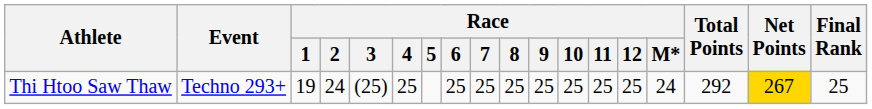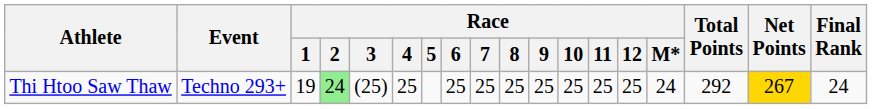(335, 87) no background -> (335, 87) lightgreen background
(839, 87) 25 -> (839, 87) 24
